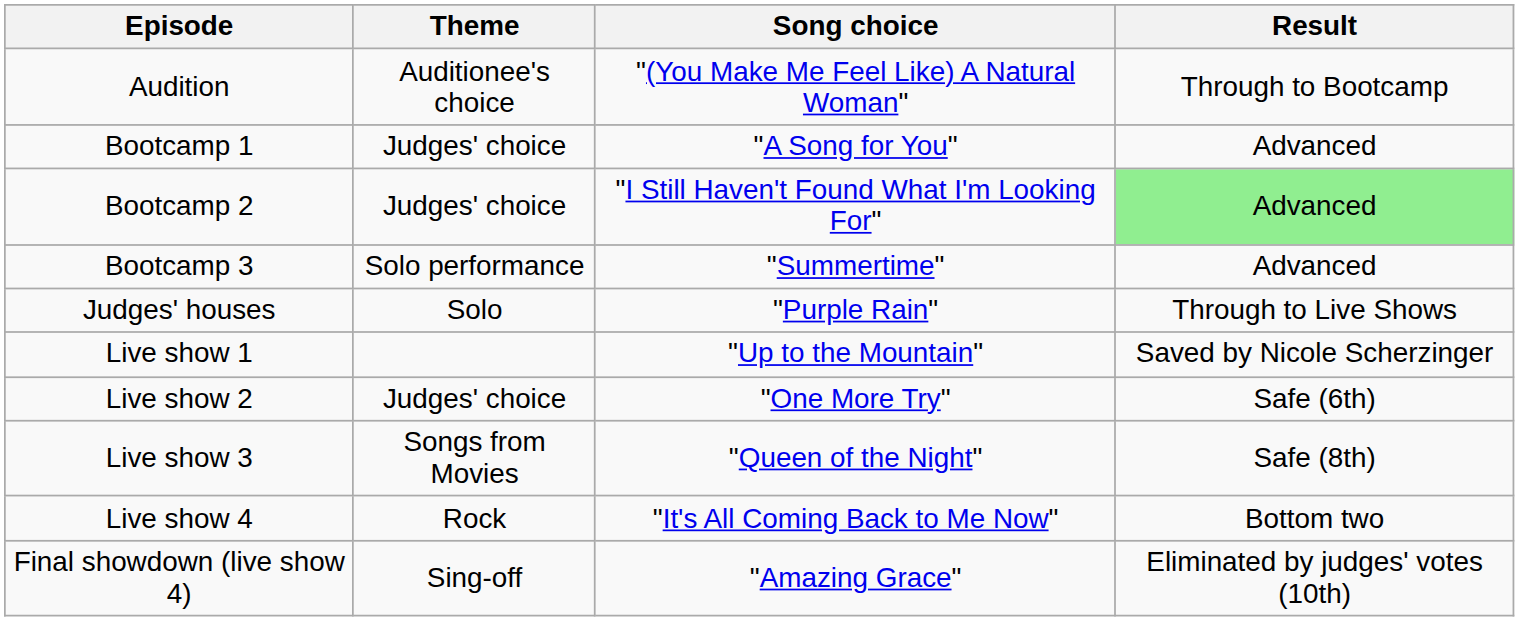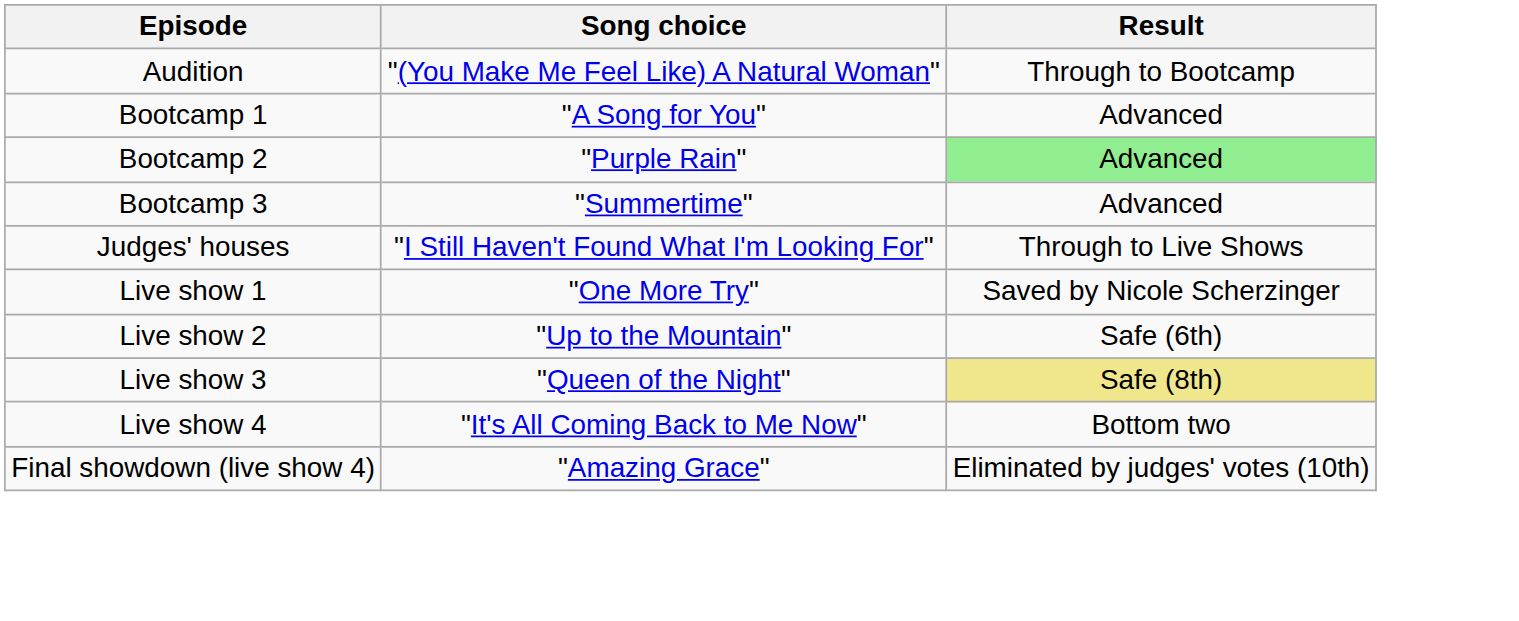- column: (475, 26)
(856, 206) "I Still Haven't Found What I'm Looking For" -> (664, 159) "Purple Rain"
(856, 309) "Purple Rain" -> (664, 247) "I Still Haven't Found What I'm Looking For"
(856, 354) "Up to the Mountain" -> (664, 291) "One More Try"
(856, 398) "One More Try" -> (664, 335) "Up to the Mountain"
(1315, 458) no background -> (1161, 379) khaki background
